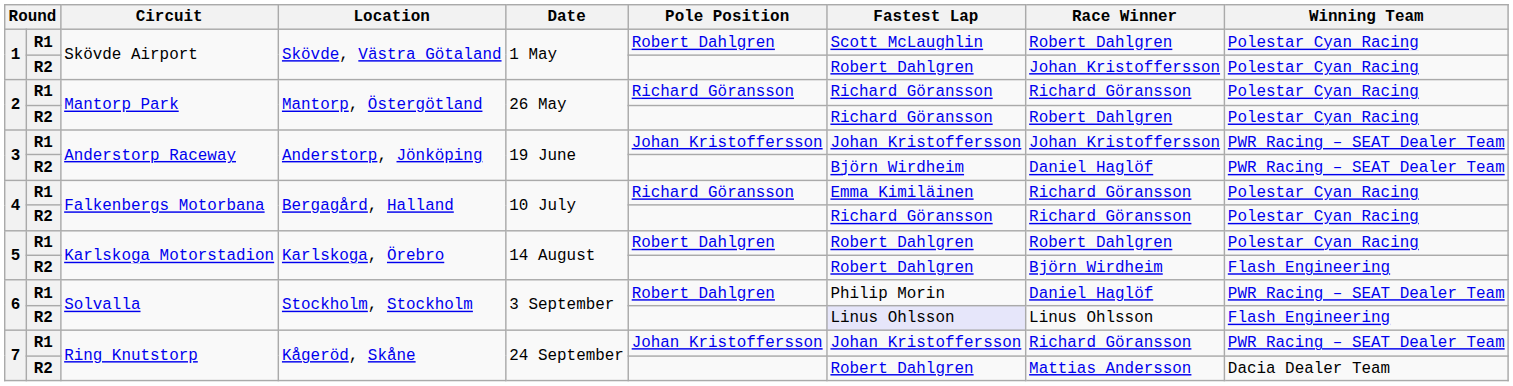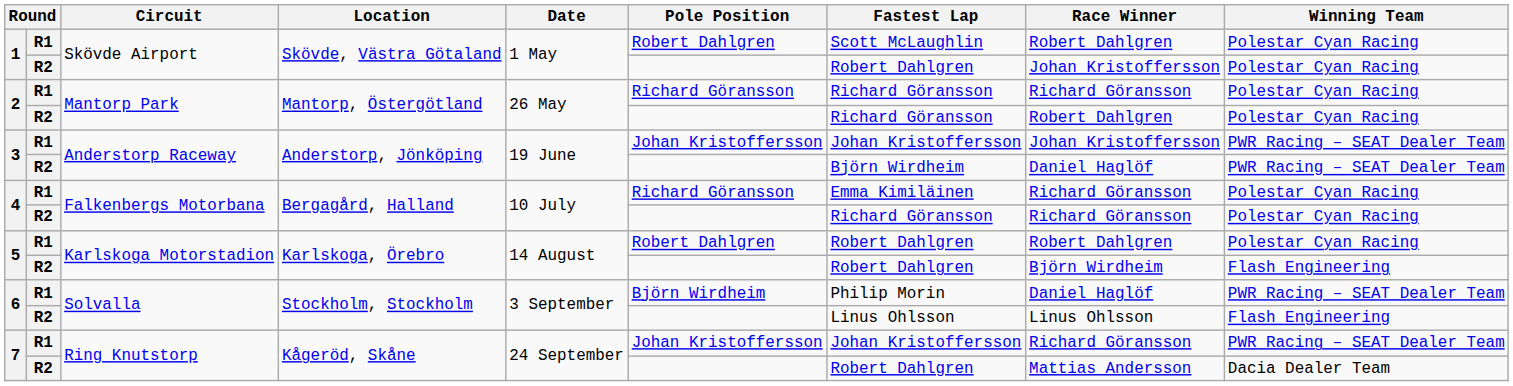(703, 293) Robert Dahlgren -> (699, 293) Björn Wirdheim
(892, 318) lavender background -> (892, 318) no background
